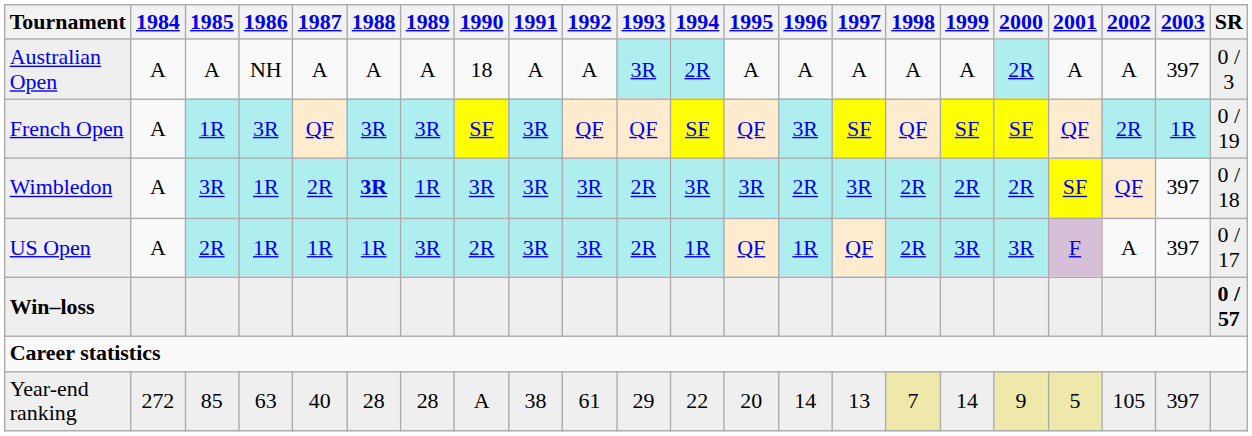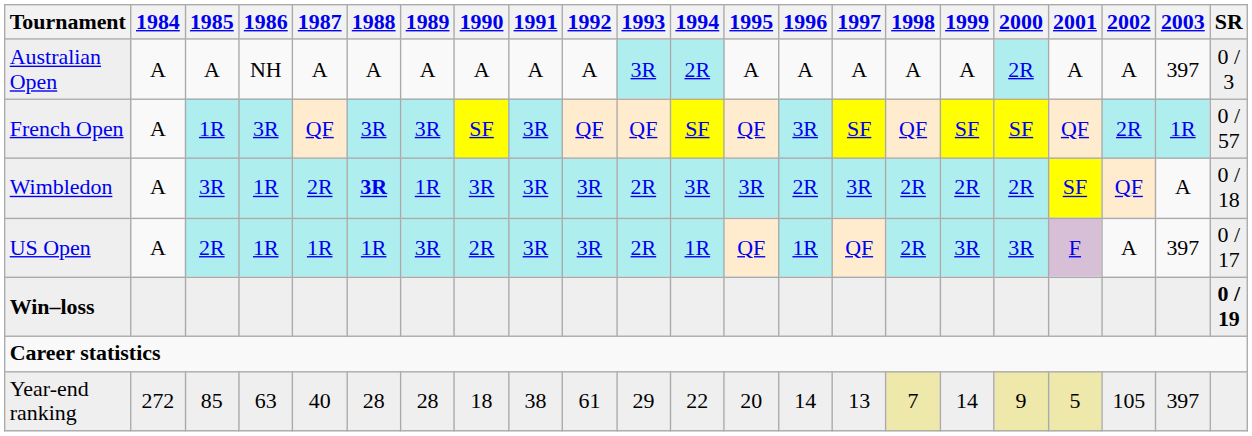(482, 68) 18 -> (482, 68) A
(1229, 128) 0 / 19 -> (1229, 128) 0 / 57
(1183, 187) 397 -> (1183, 187) A
(1229, 306) 0 / 57 -> (1229, 306) 0 / 19
(482, 400) A -> (482, 400) 18
